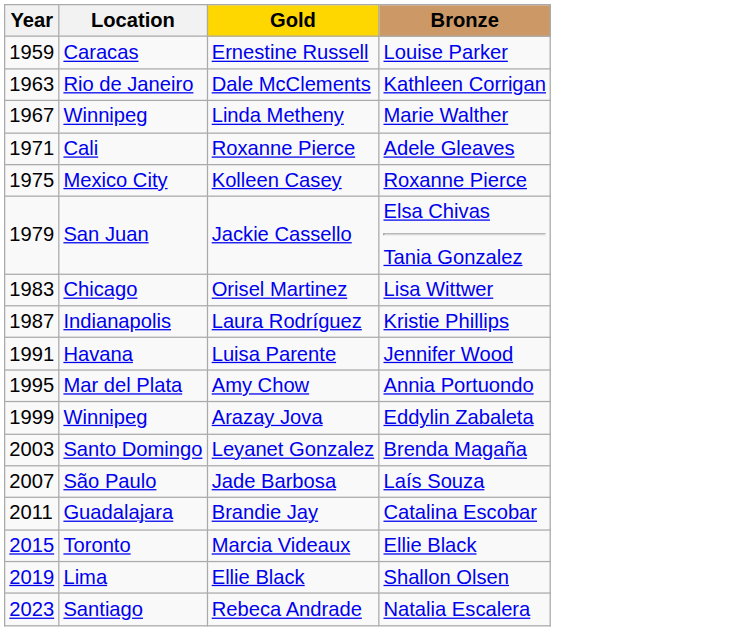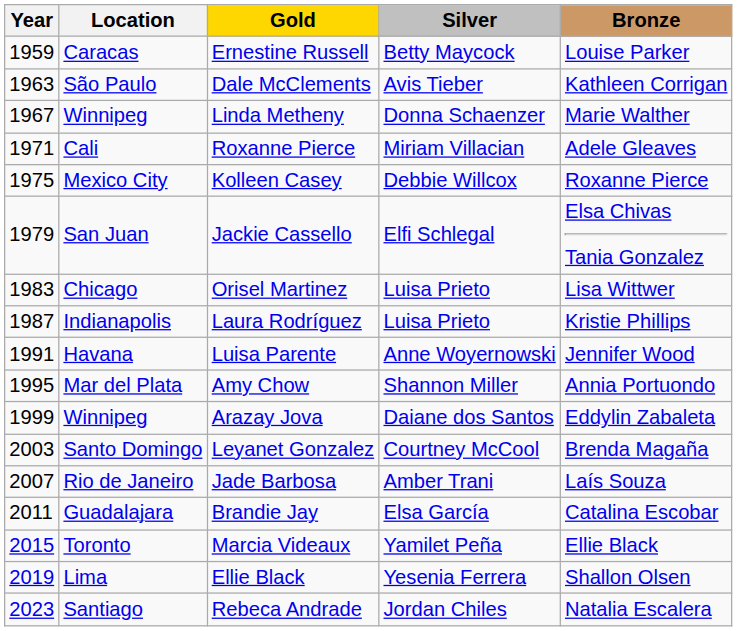+ column: (470, 20)
(128, 84) Rio de Janeiro -> (110, 84) São Paulo
(110, 481) São Paulo -> (128, 481) Rio de Janeiro
